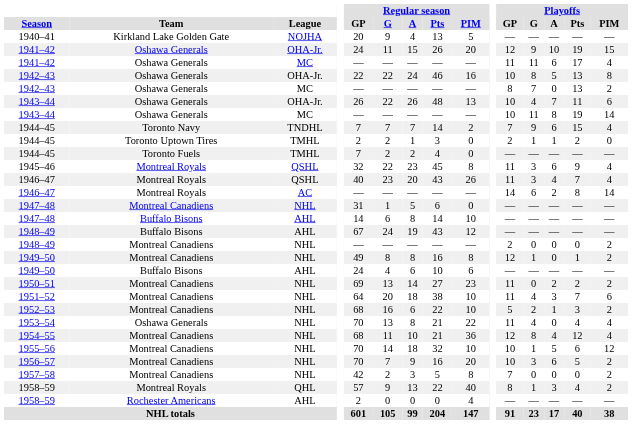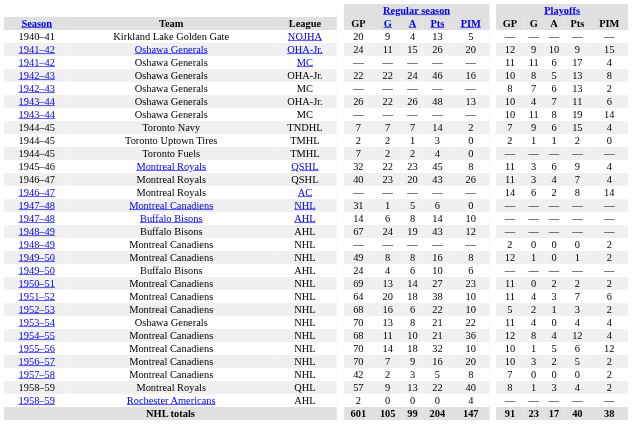(577, 49) 19 -> (577, 49) 9
(554, 88) 0 -> (554, 88) 6
(554, 361) 6 -> (554, 361) 2
